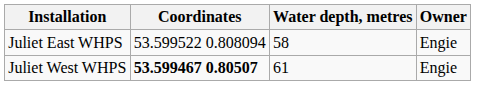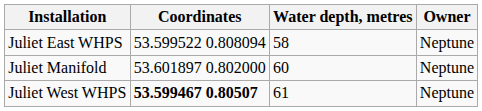(439, 42) Engie -> (447, 42) Neptune
+ row: (57, 67)
(439, 67) Engie -> (447, 93) Neptune
